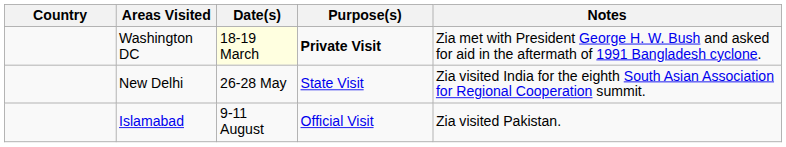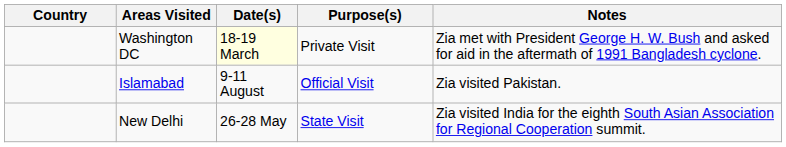(341, 45) bold -> (338, 45) normal
rows swapped: (151, 84) <-> (152, 122)
